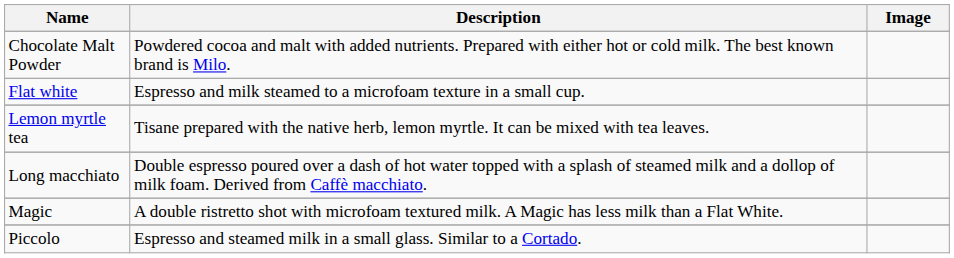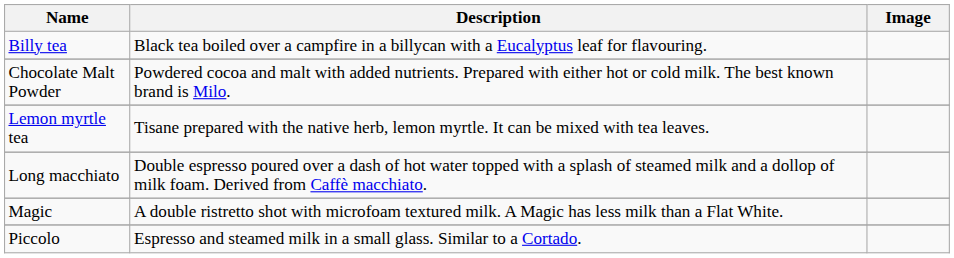+ row: (38, 45)
- row: (43, 91)
